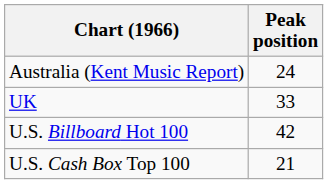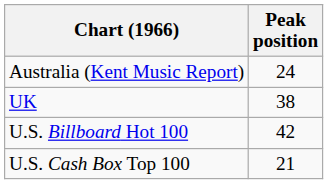(286, 102) 33 -> (286, 102) 38
